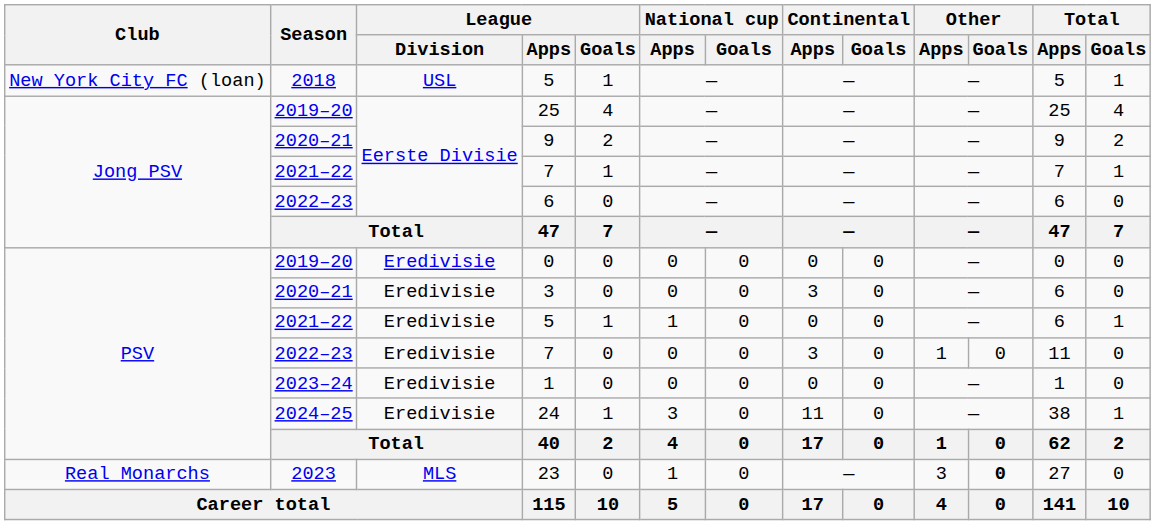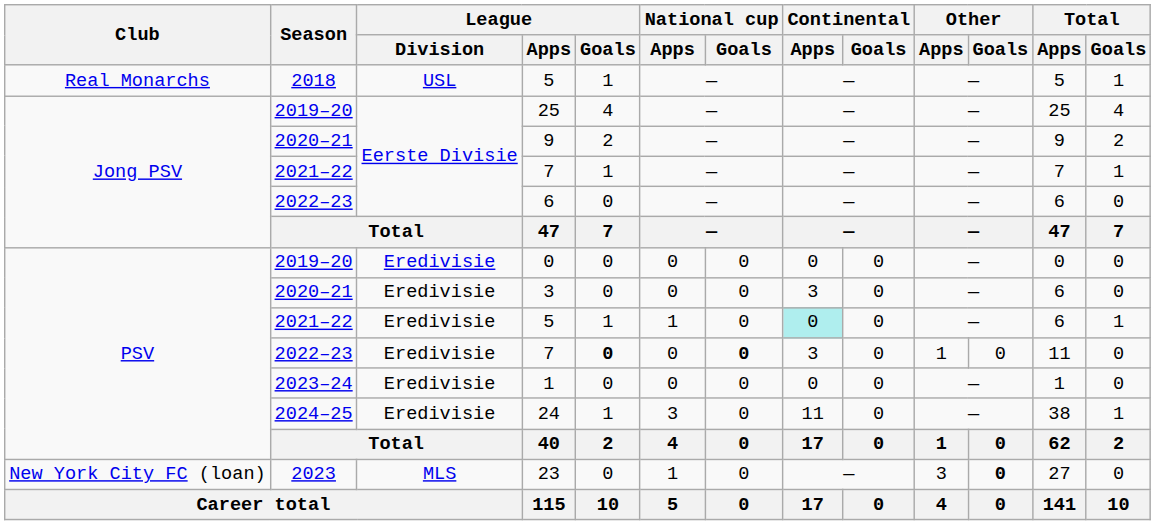(137, 80) New York City FC (loan) -> (137, 80) Real Monarchs
(813, 323) no background -> (813, 323) paleturquoise background
(608, 353) normal -> (608, 353) bold
(744, 353) normal -> (744, 353) bold
(137, 474) Real Monarchs -> (137, 474) New York City FC (loan)
